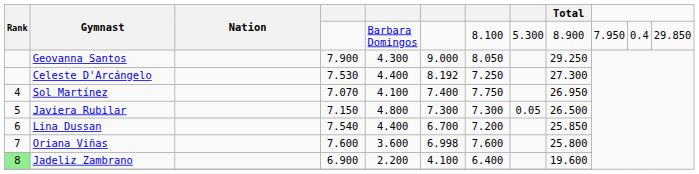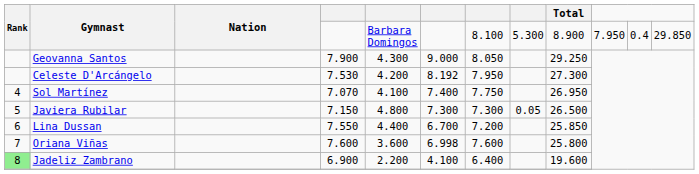(393, 76) 4.400 -> (393, 76) 4.200
(488, 76) 7.250 -> (488, 76) 7.950
(343, 127) 7.540 -> (343, 127) 7.550
